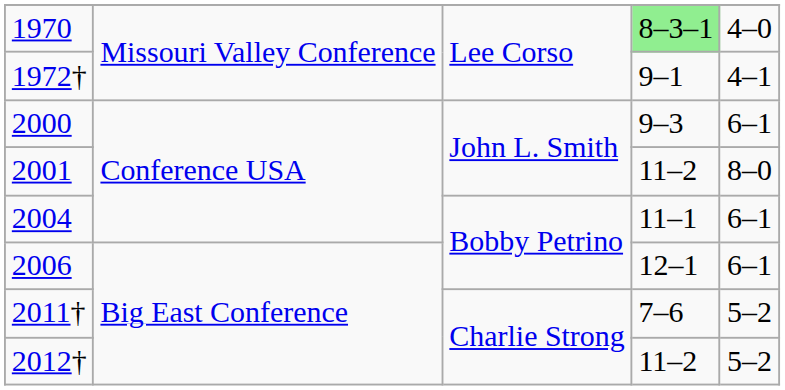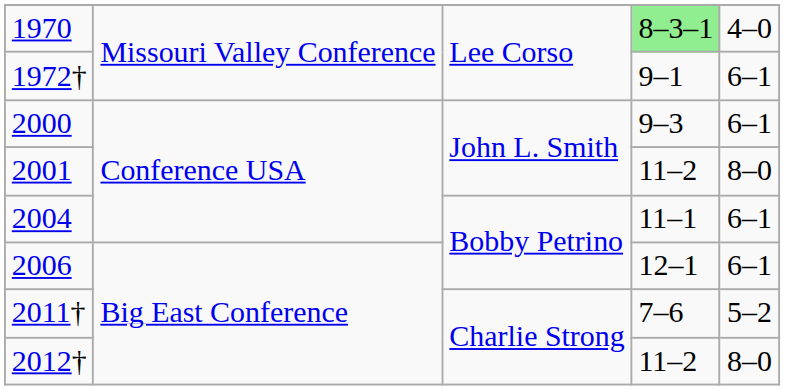(750, 75) 4–1 -> (750, 75) 6–1
(750, 360) 5–2 -> (750, 360) 8–0
